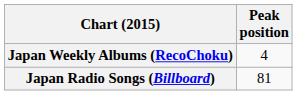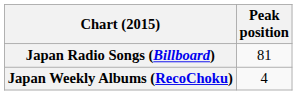rows swapped: (120, 78) <-> (120, 55)
